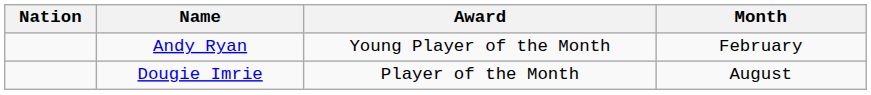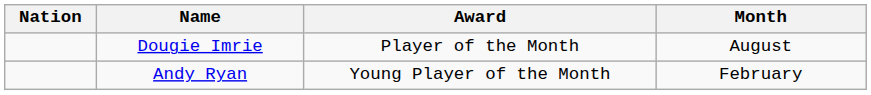rows swapped: (200, 75) <-> (200, 47)
